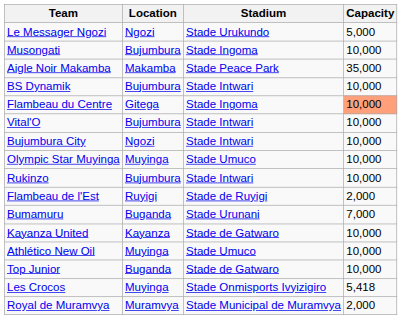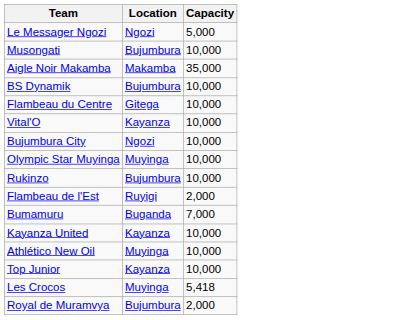- column: (264, 13)
(364, 104) lightsalmon background -> (204, 104) no background
(153, 123) Bujumbura -> (147, 123) Kayanza
(148, 269) Buganda -> (147, 269) Kayanza
(152, 305) Muramvya -> (153, 305) Bujumbura
